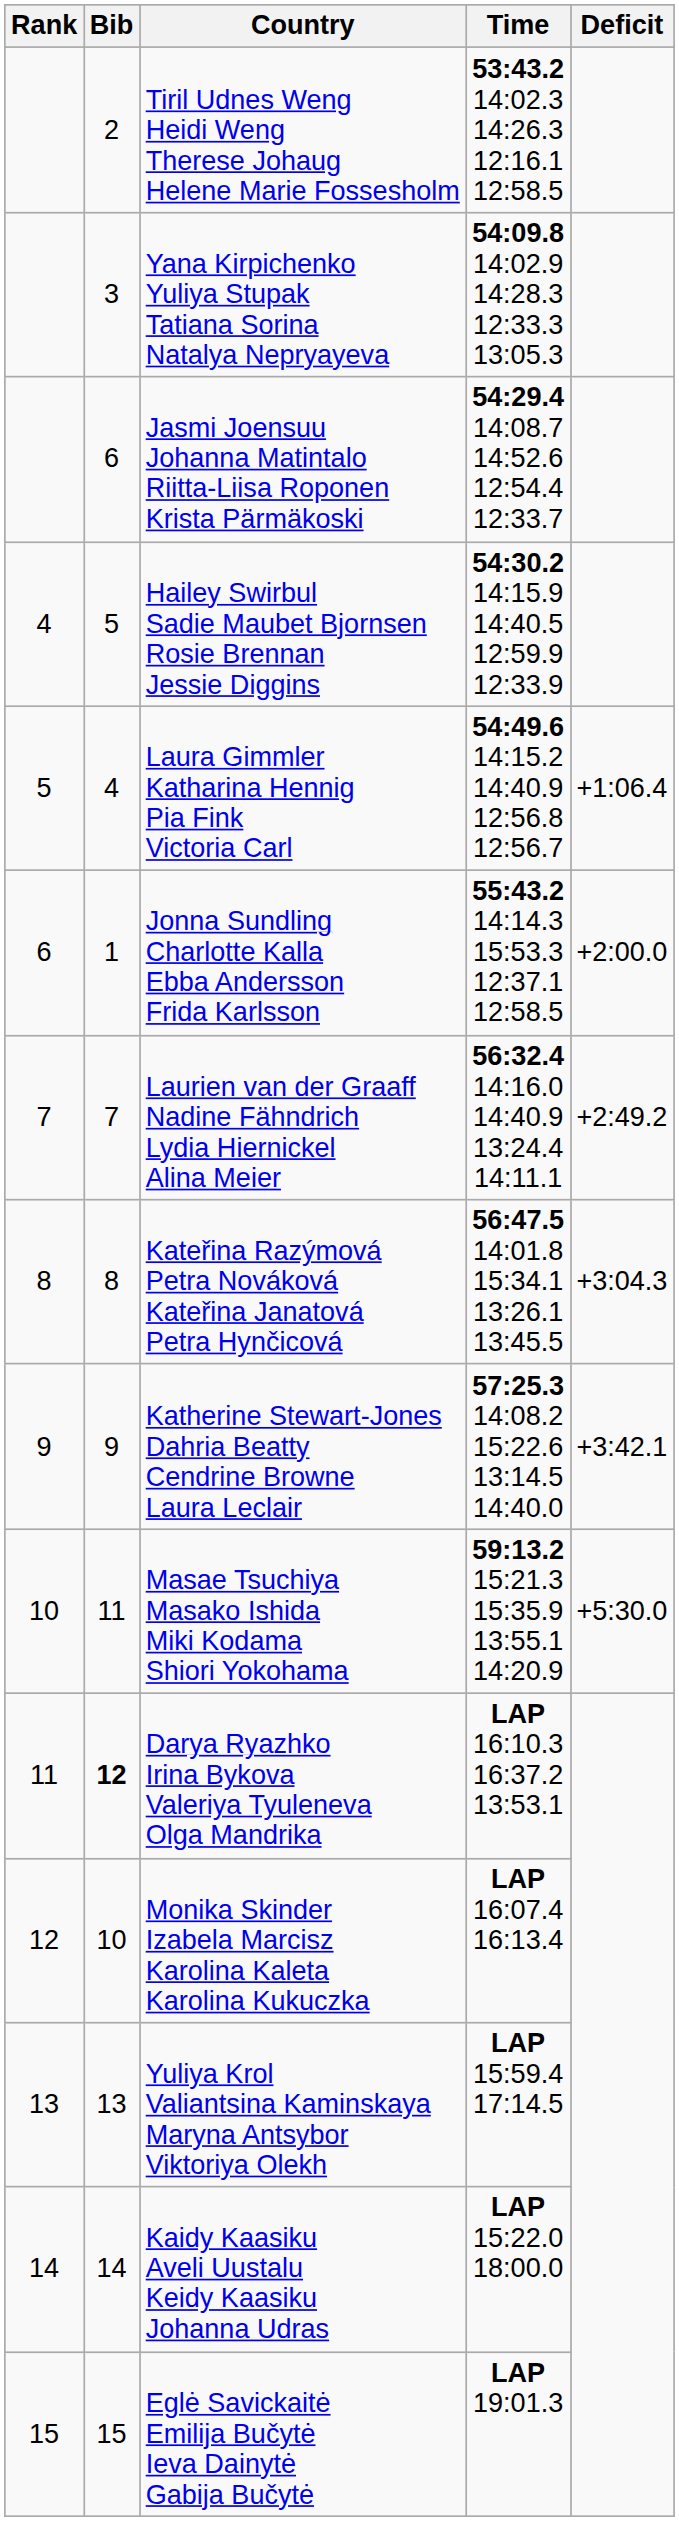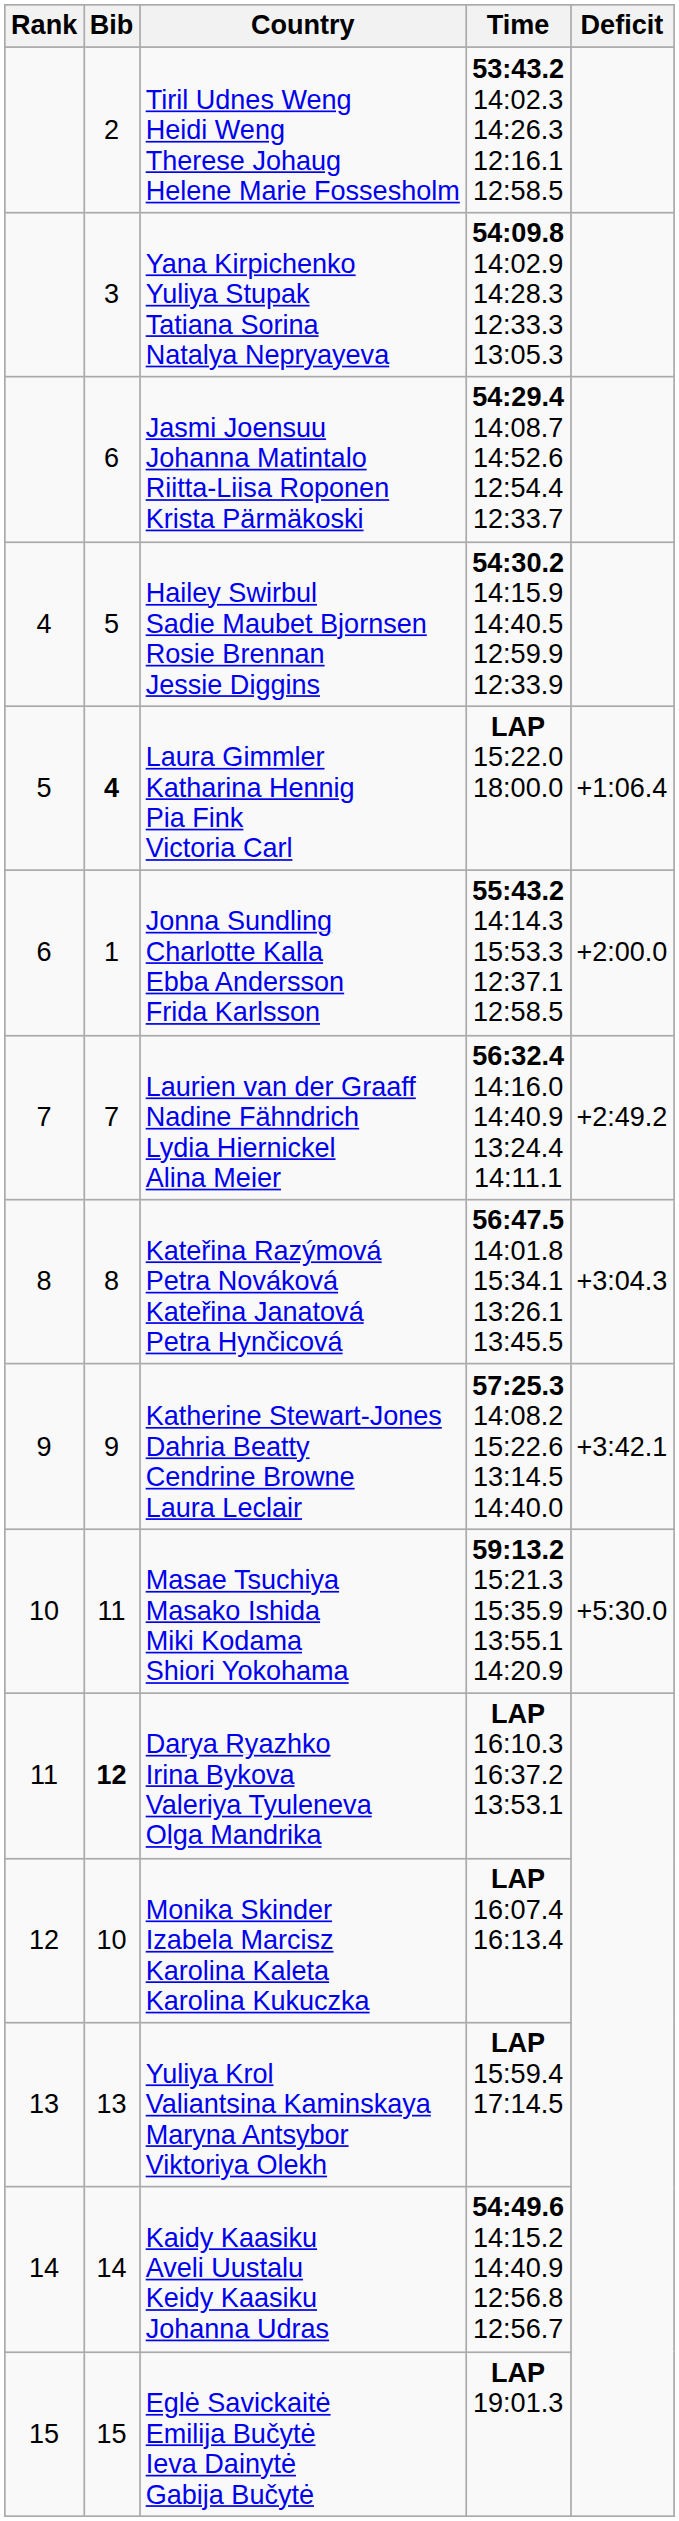(111, 787) normal -> (111, 787) bold
(518, 787) 54:49.6 14:15.2 14:40.9 12:56.8 12:56.7 -> (518, 757) LAP 15:22.0 18:00.0
(518, 2238) LAP 15:22.0 18:00.0 -> (518, 2268) 54:49.6 14:15.2 14:40.9 12:56.8 12:56.7
